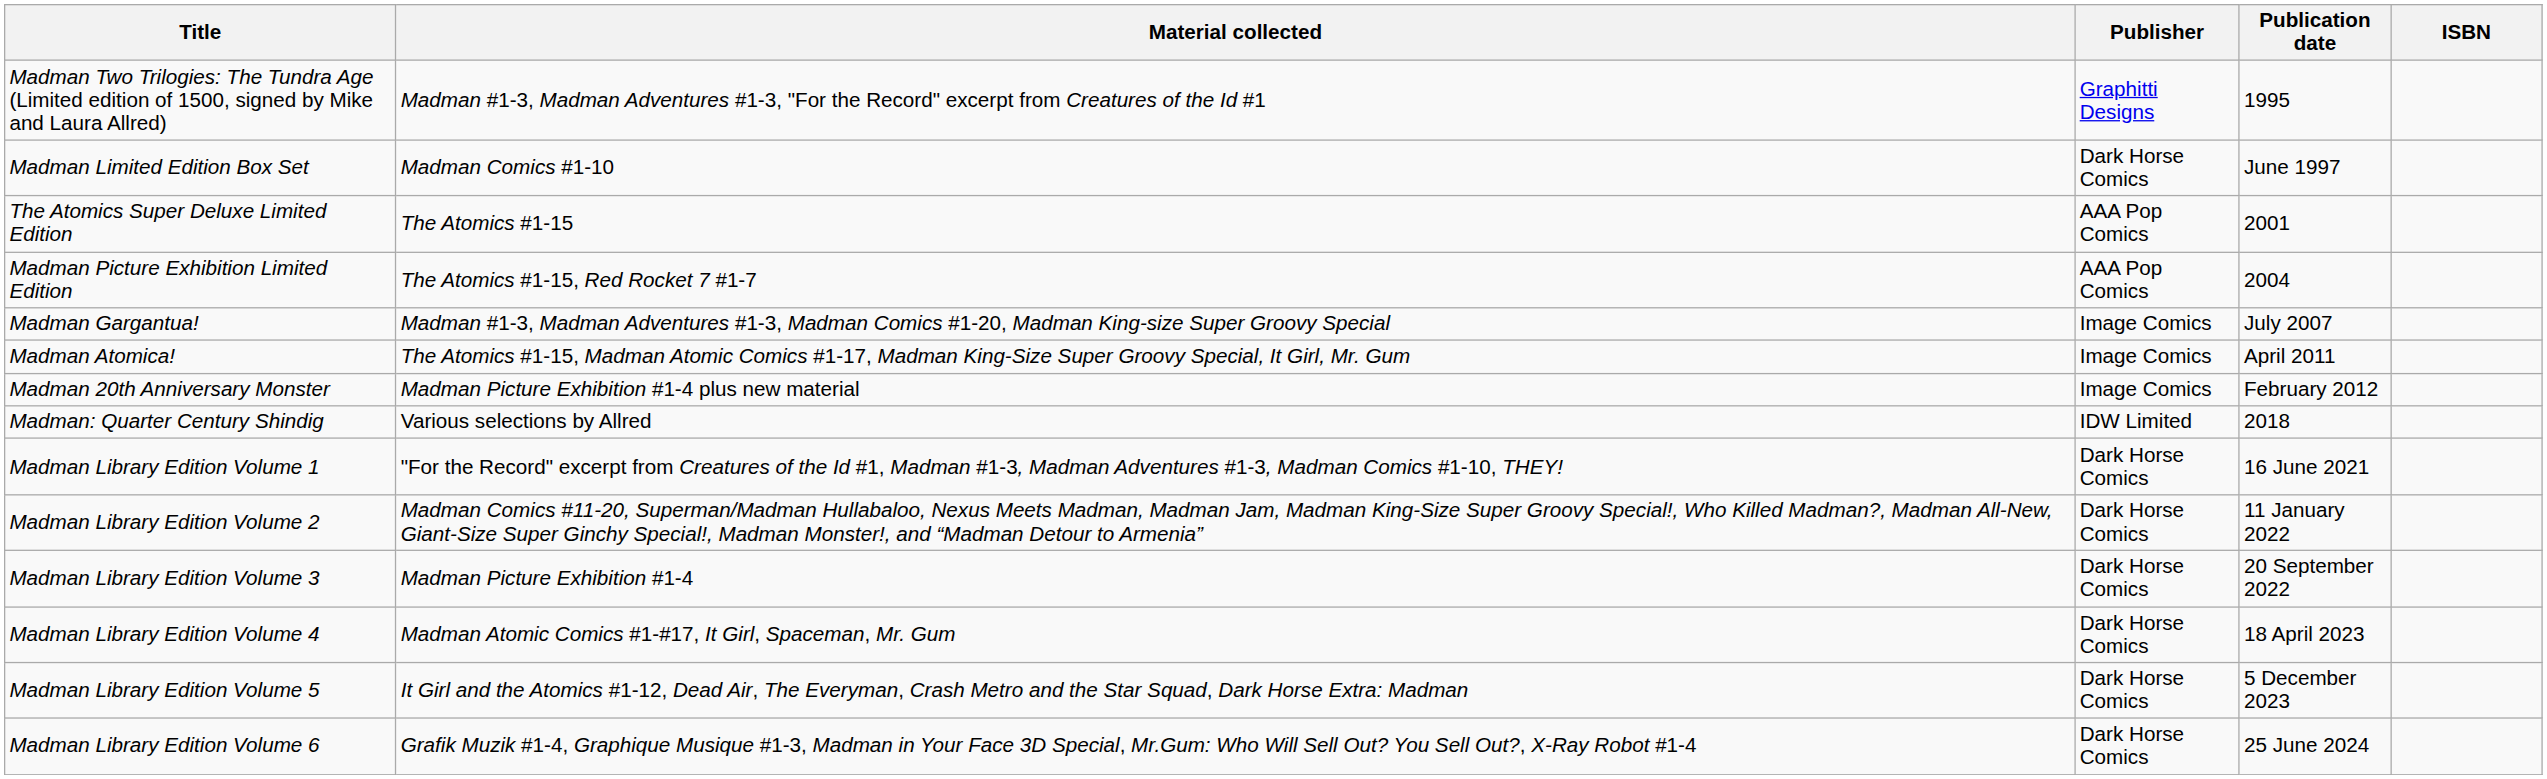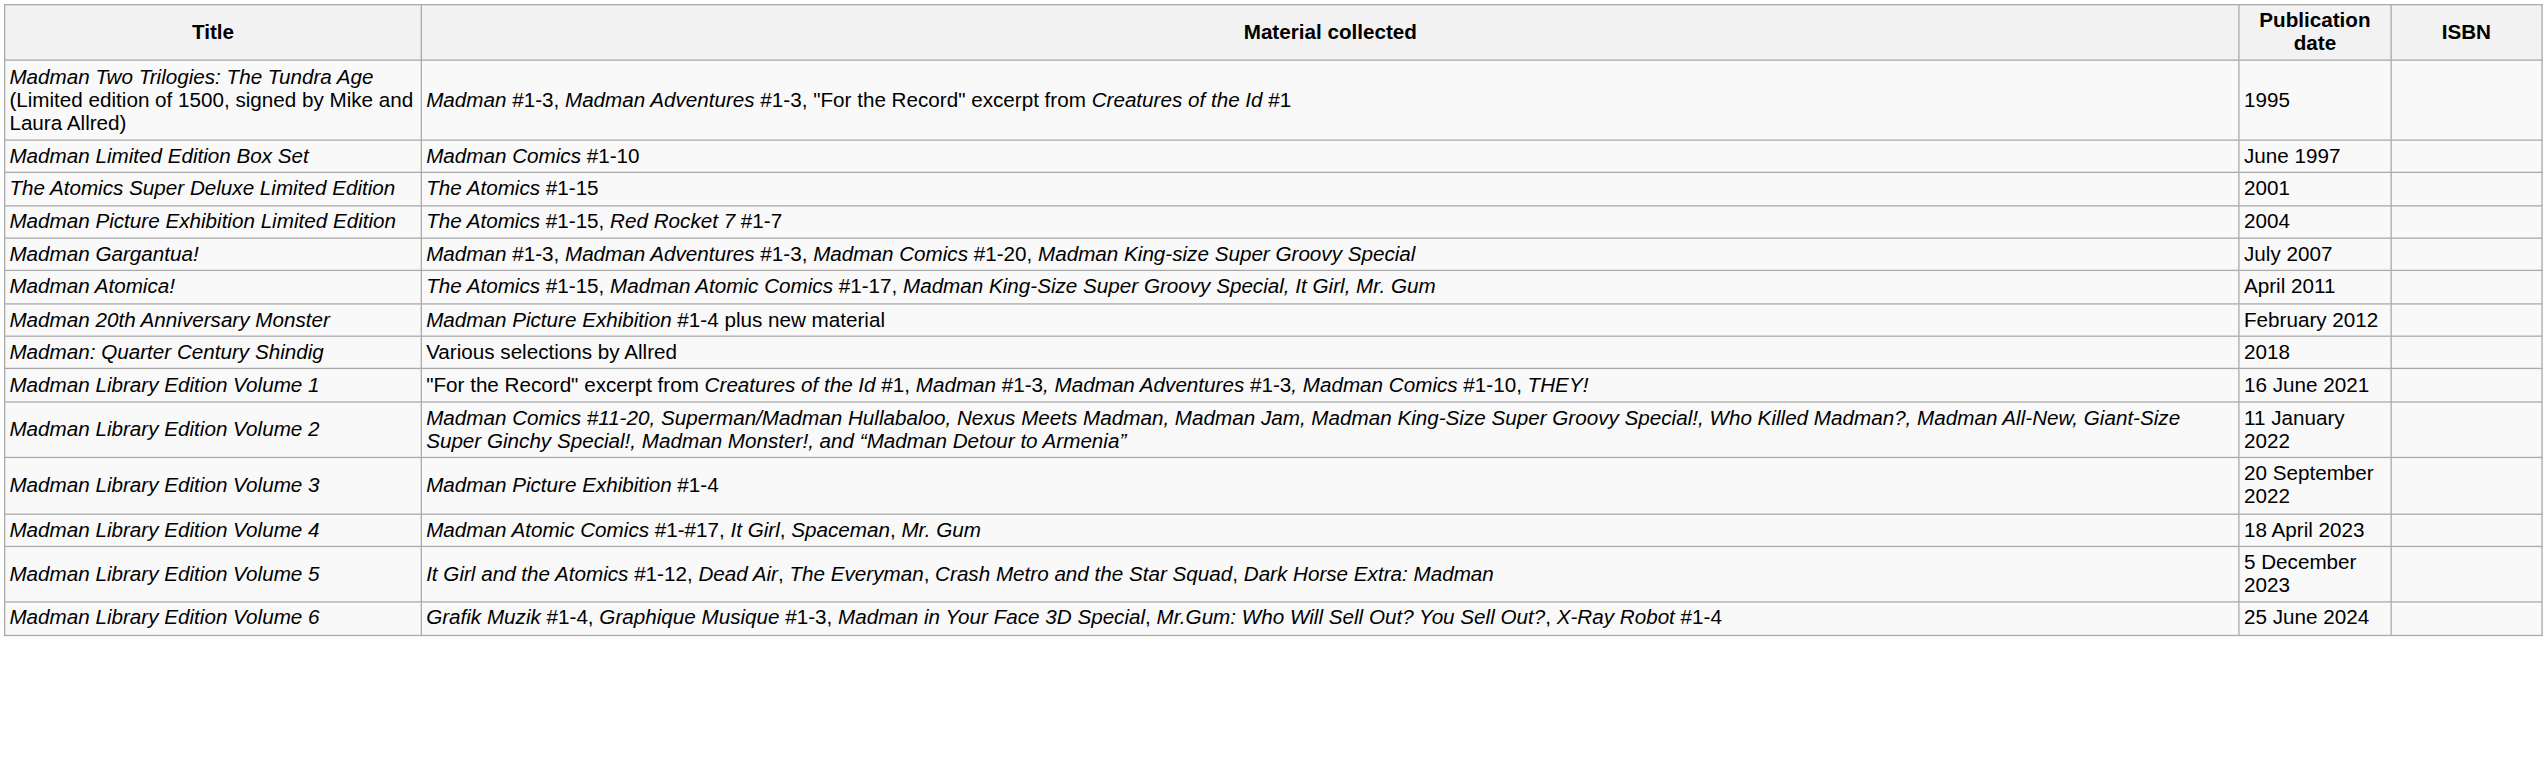- column: (2157, 32)
